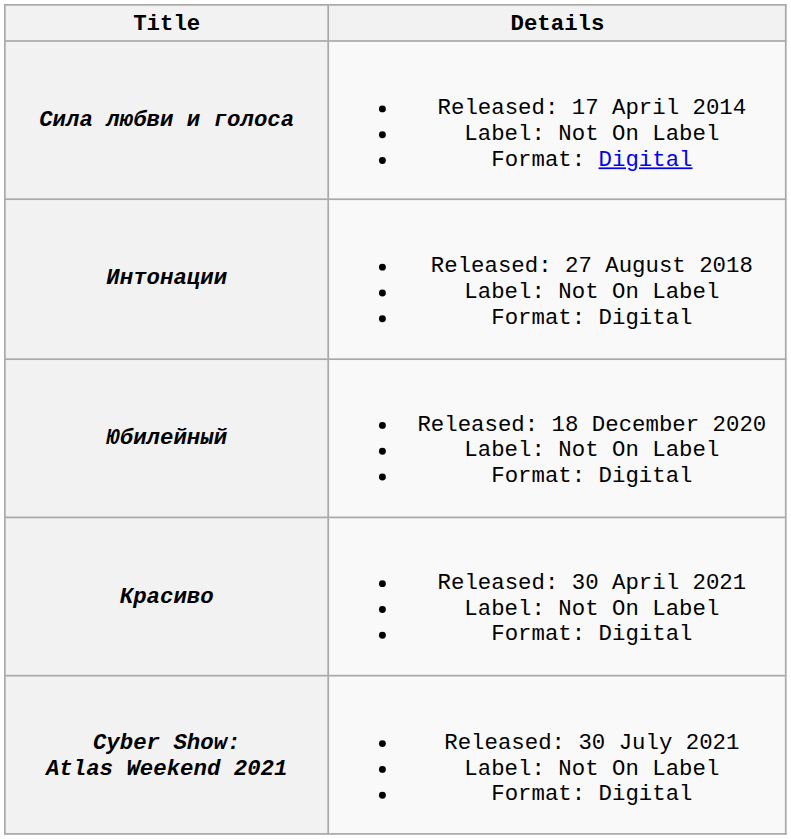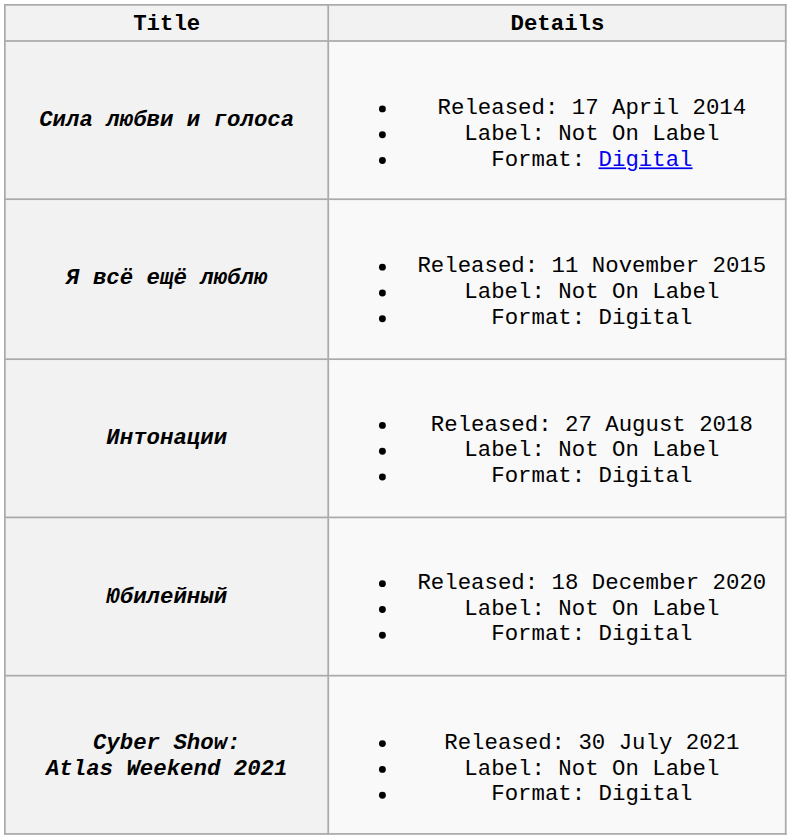+ row: (167, 279)
- row: (167, 596)
